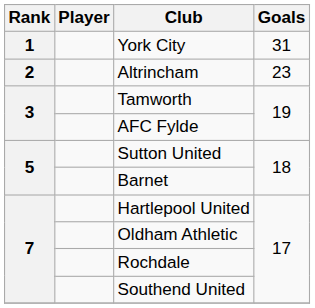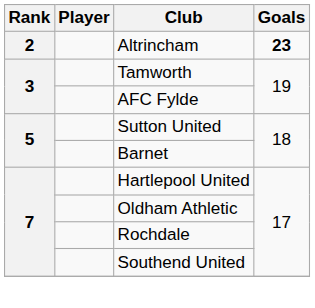- row: (151, 45)
(281, 72) normal -> (281, 45) bold
